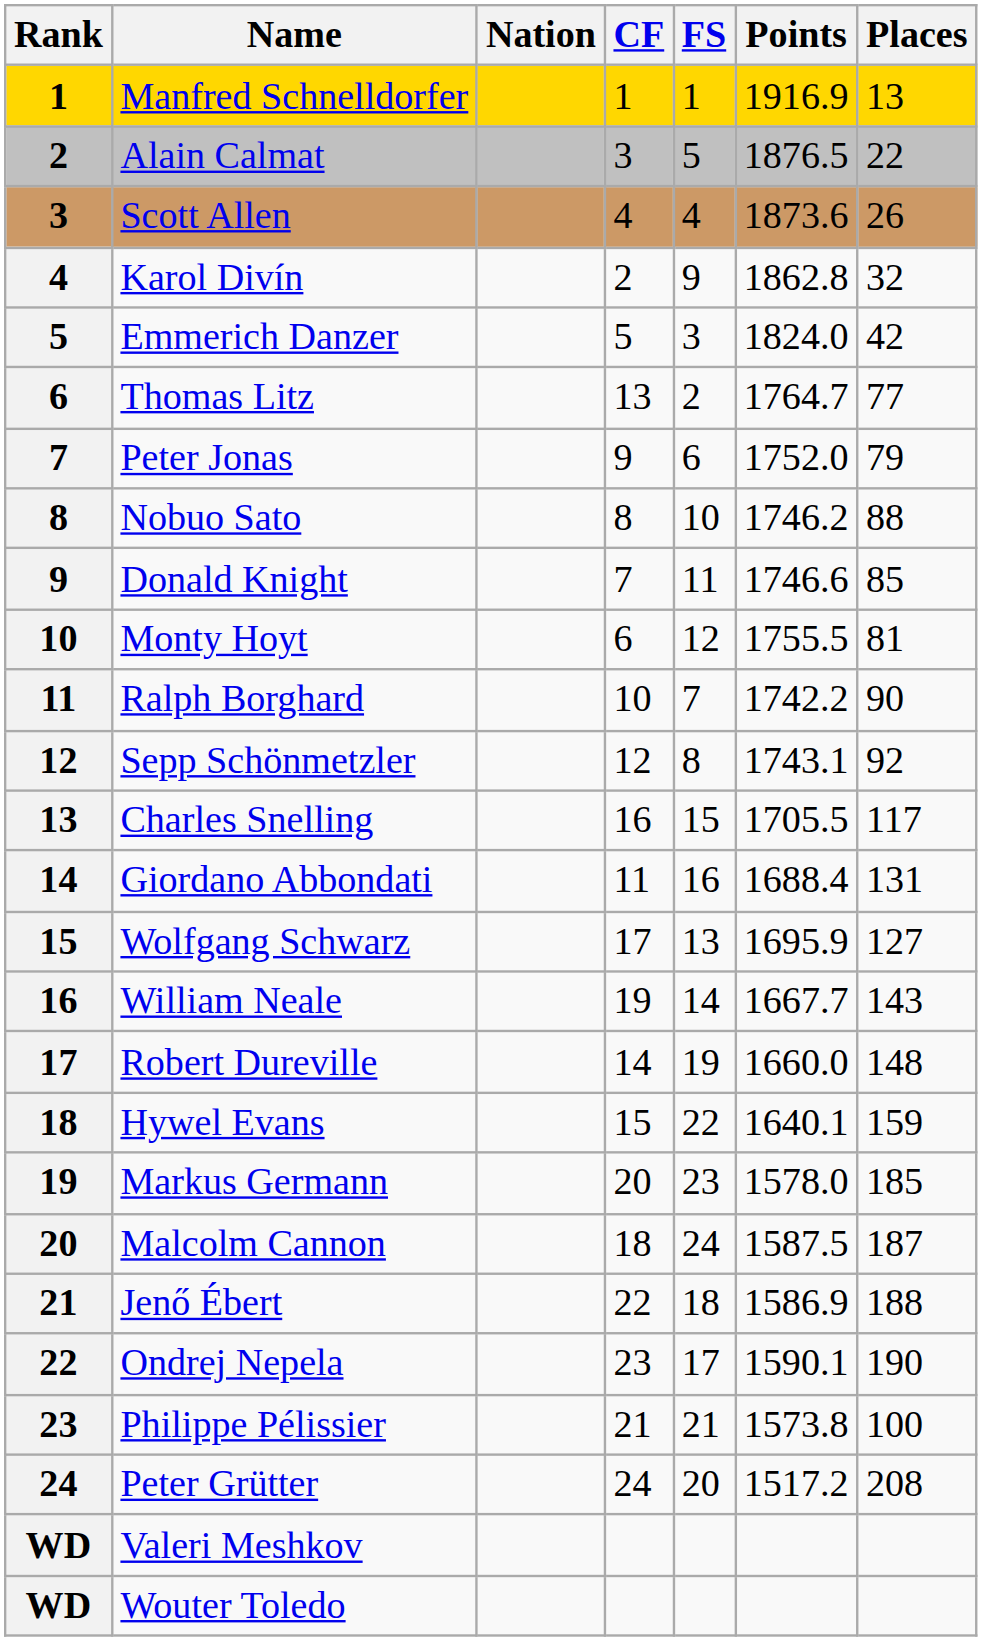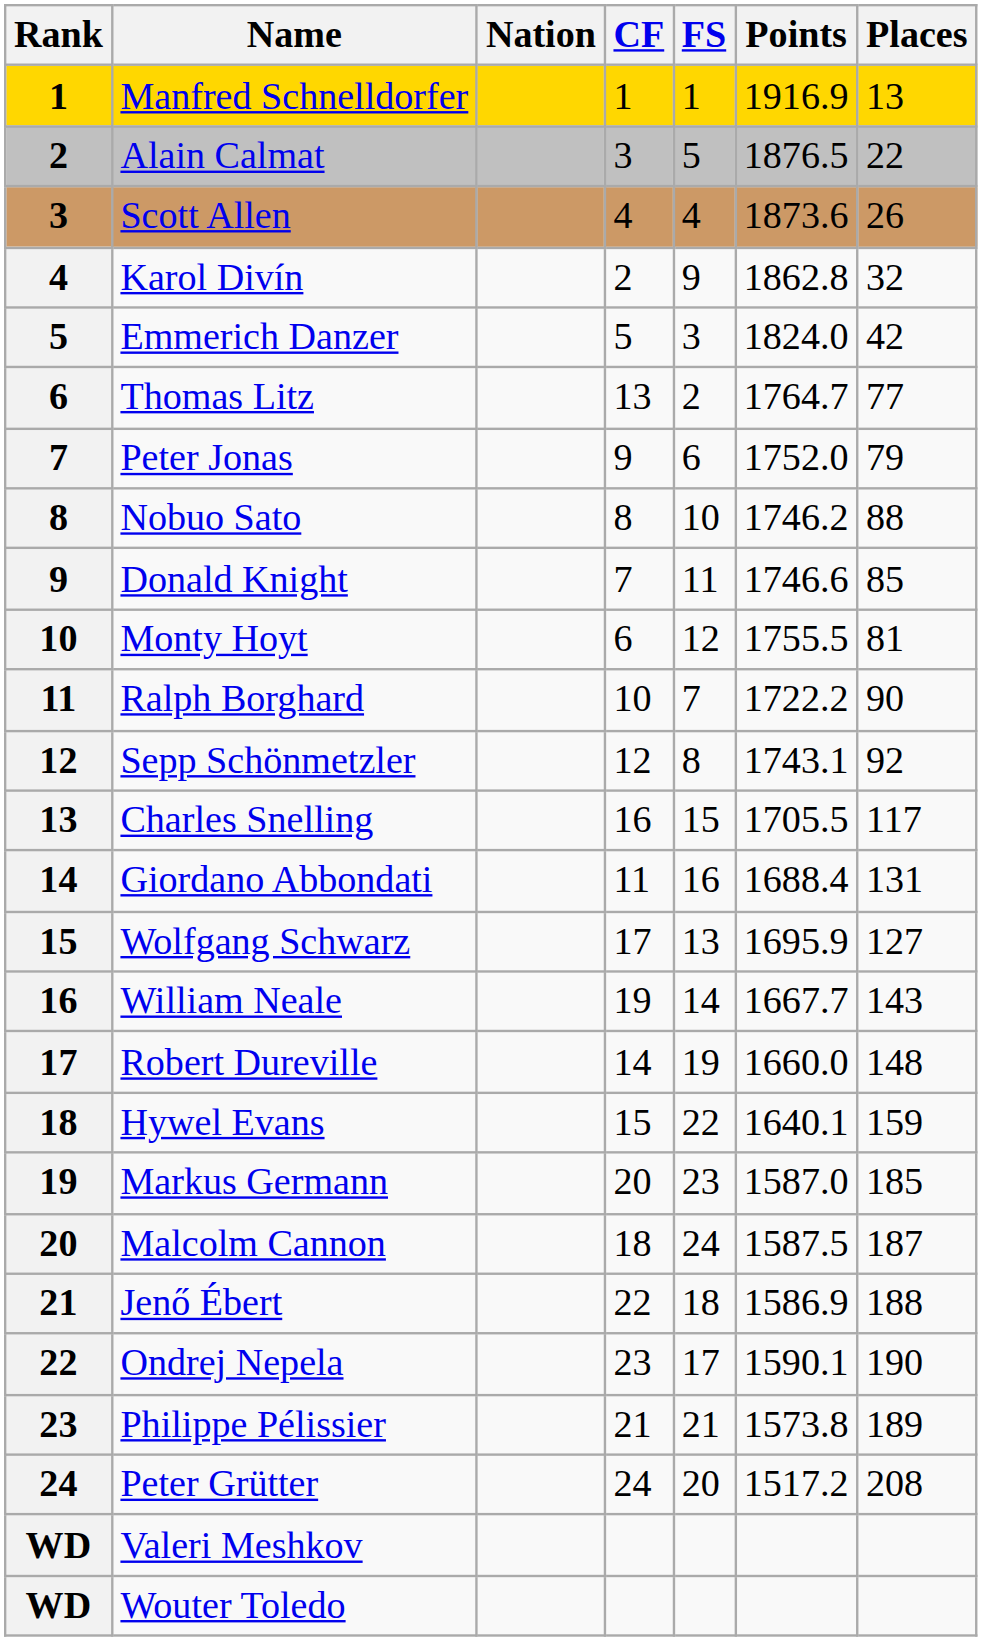(796, 699) 1742.2 -> (796, 699) 1722.2
(796, 1182) 1578.0 -> (796, 1182) 1587.0
(895, 1423) 100 -> (895, 1423) 189
